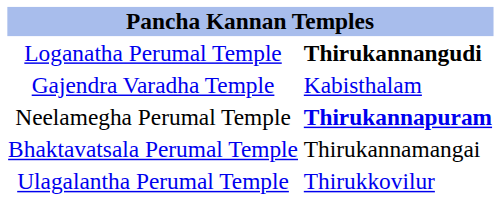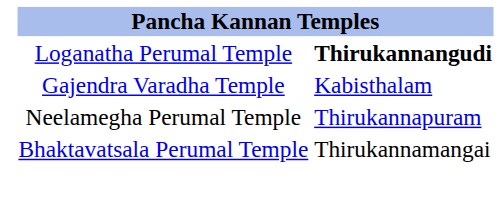(398, 117) bold -> (398, 117) normal
- row: (153, 181)
